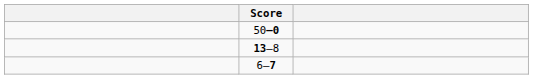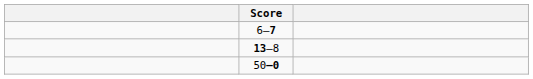rows swapped: (266, 65) <-> (266, 30)
